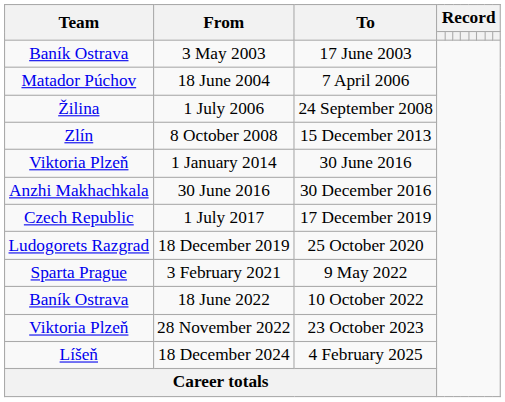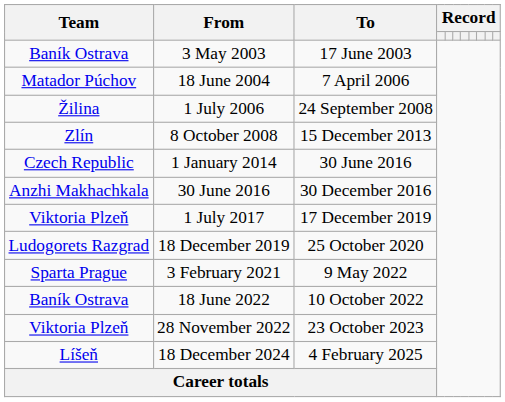(79, 163) Viktoria Plzeň -> (79, 163) Czech Republic
(79, 218) Czech Republic -> (79, 218) Viktoria Plzeň
